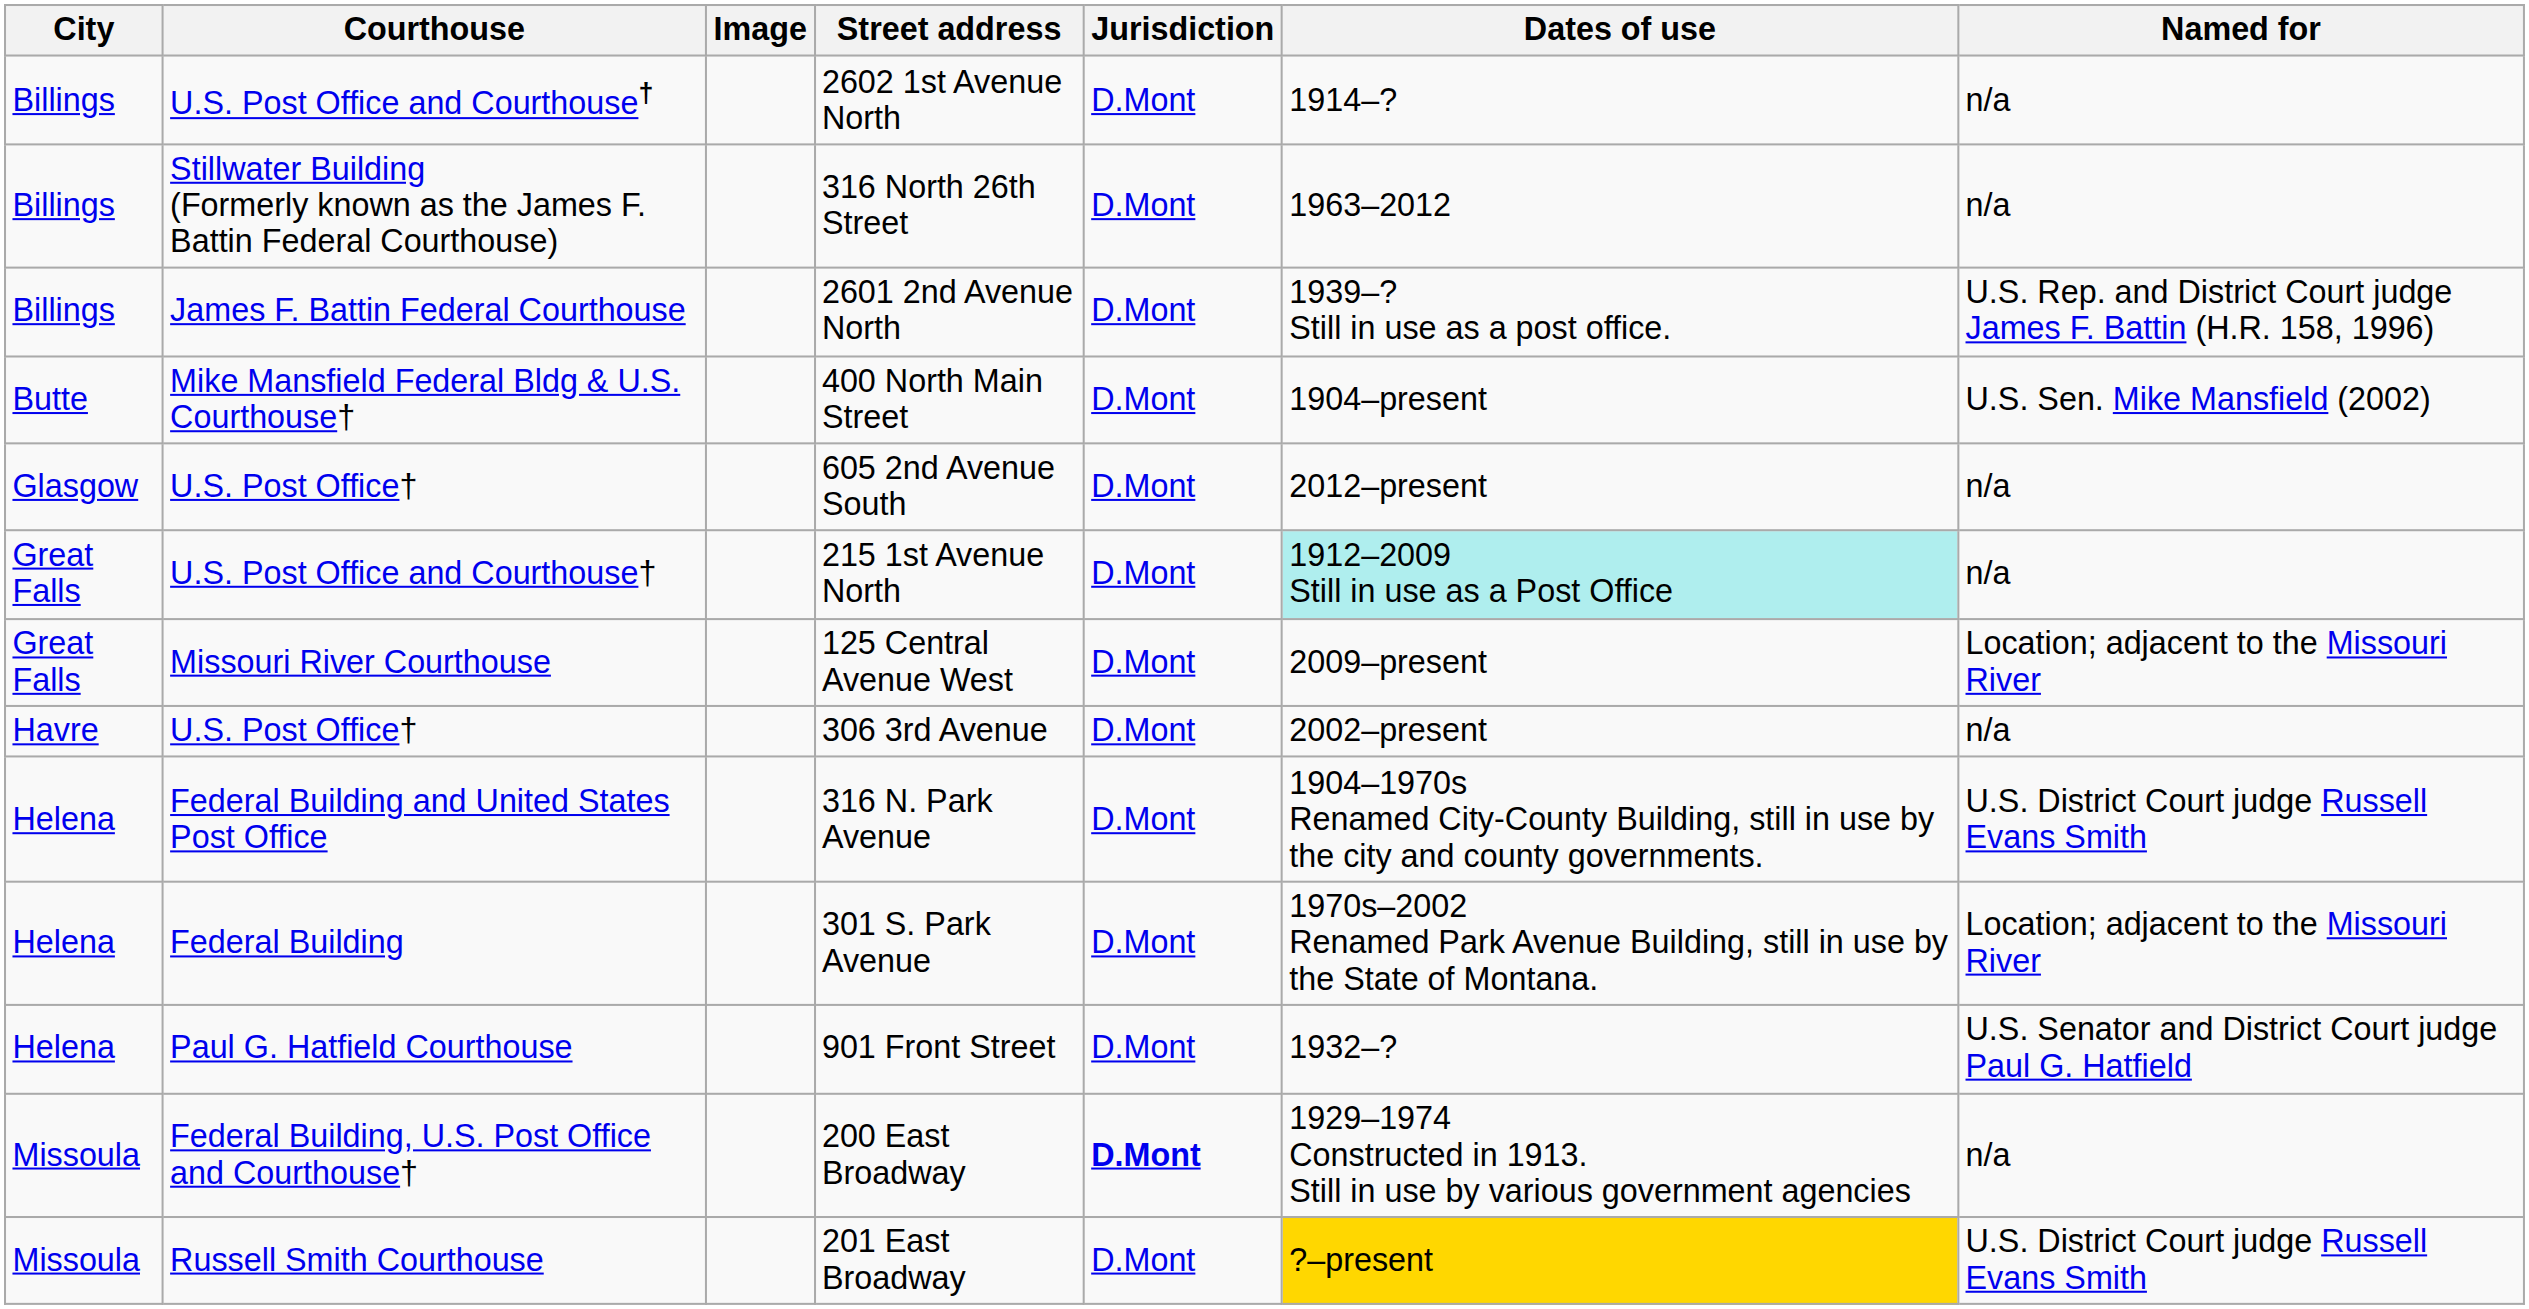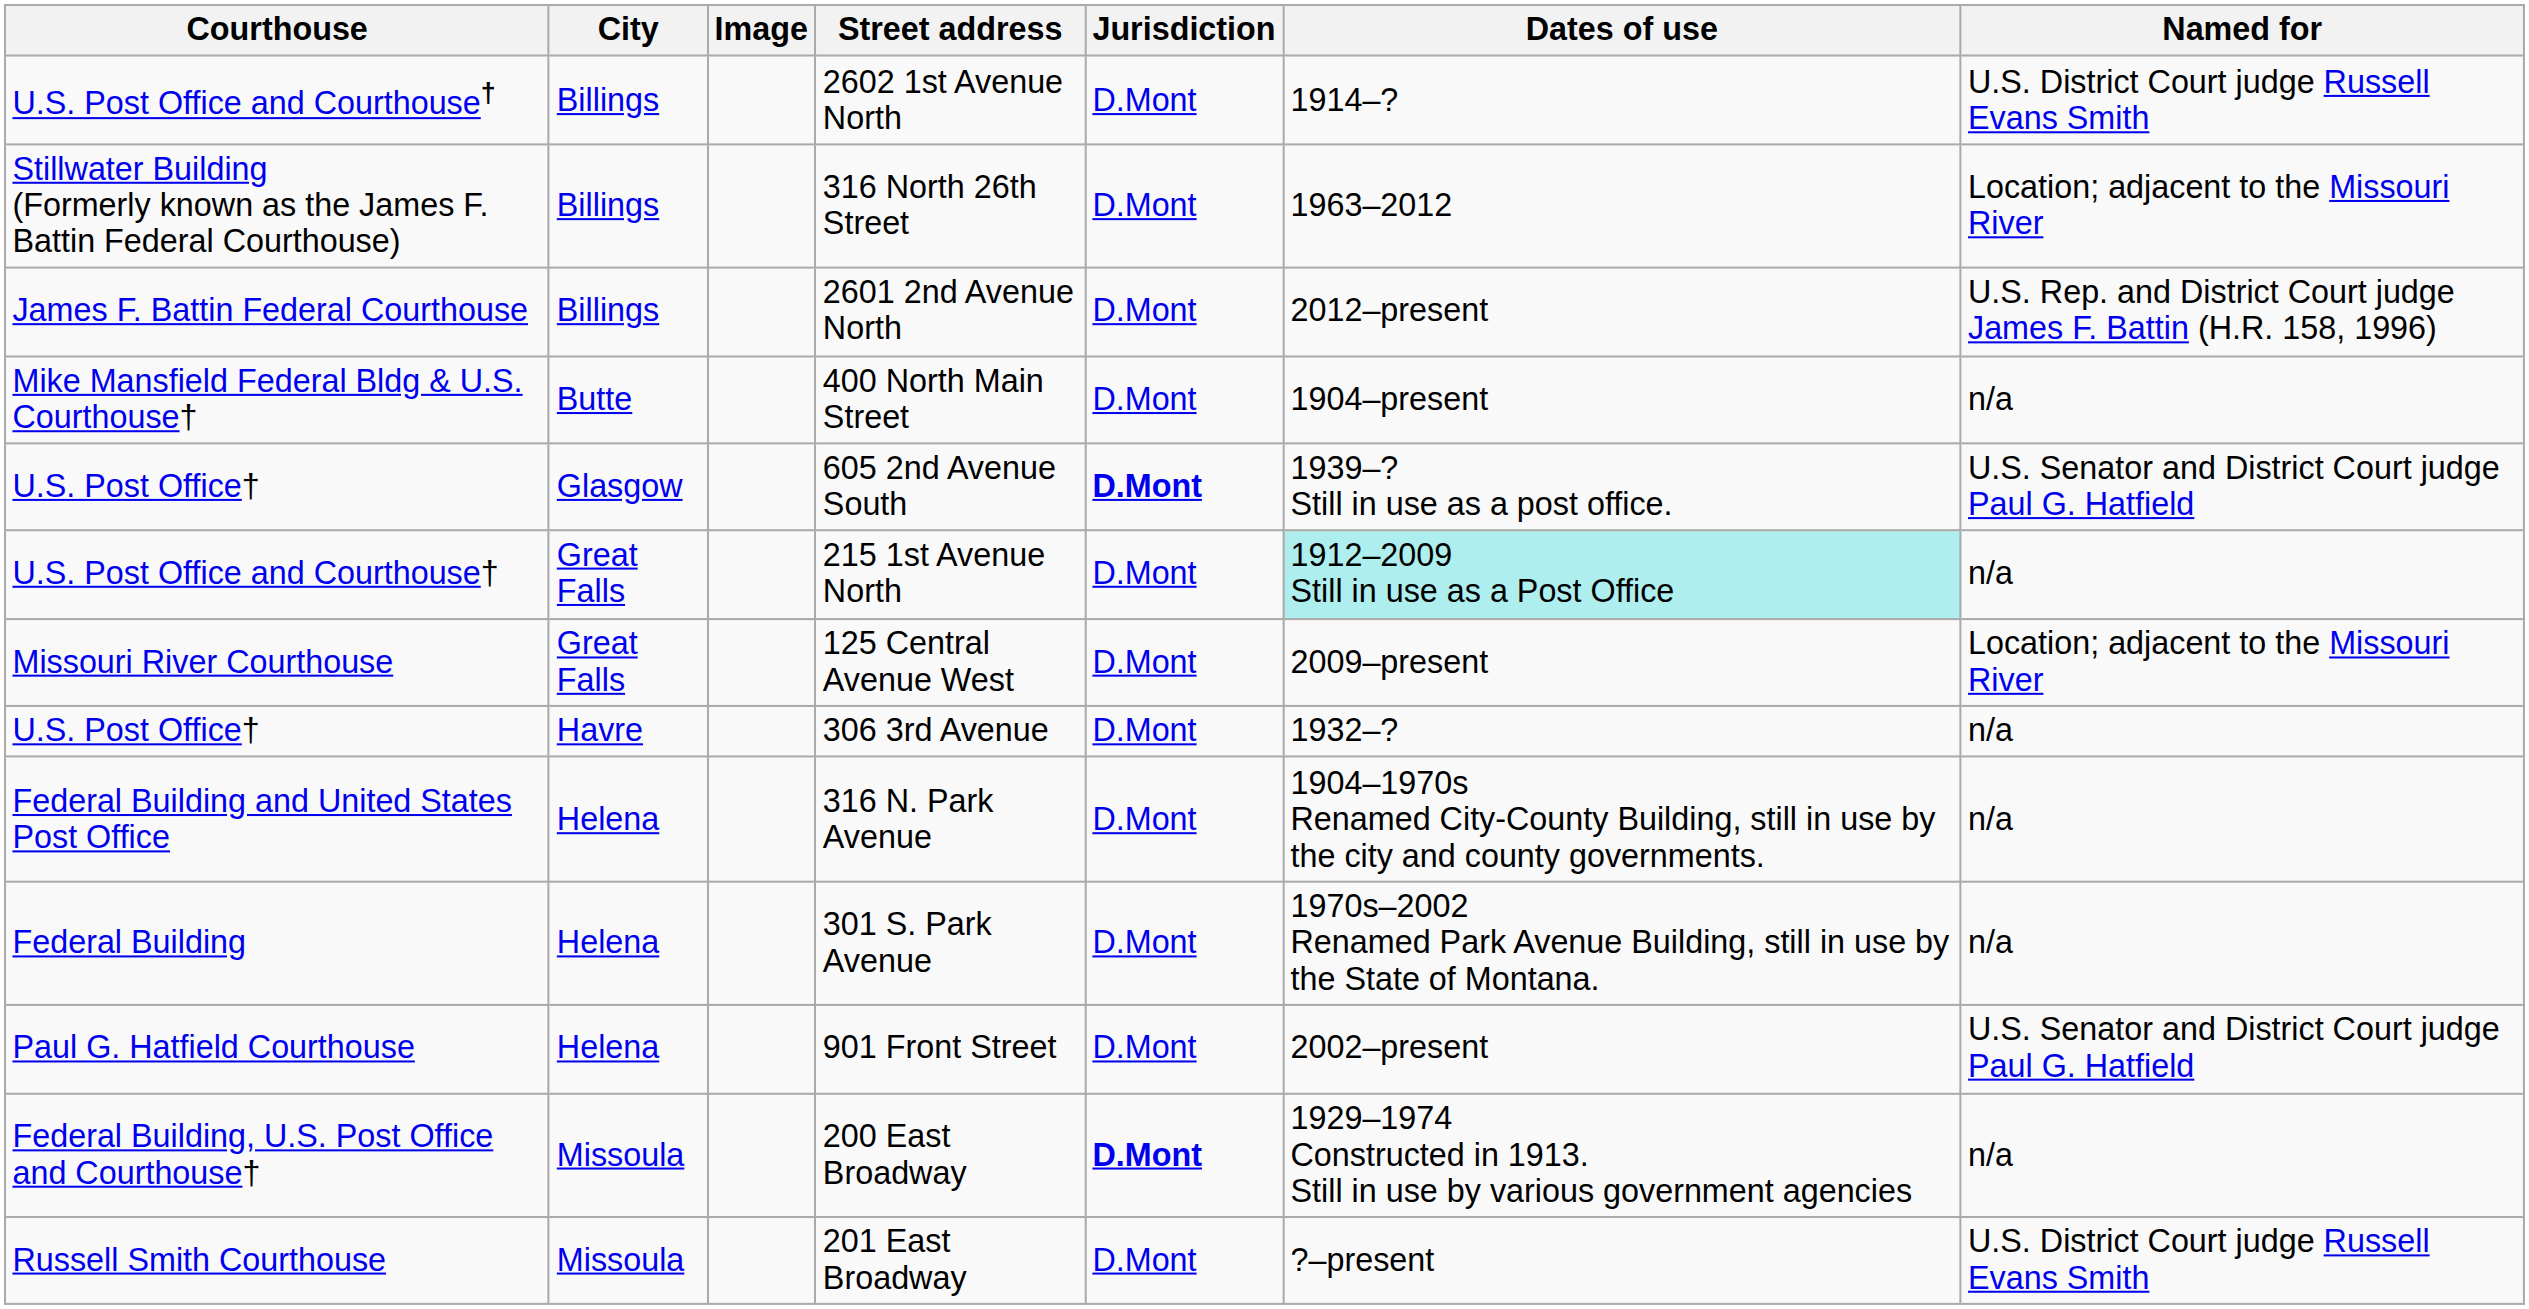columns swapped: (434, 30) <-> (84, 30)
(1988, 99) n/a -> (2199, 99) U.S. District Court judge Russell Evans Smith
(1988, 205) n/a -> (2209, 205) Location; adjacent to the Missouri River
(1480, 311) 1939–? Still in use as a post office. -> (1389, 311) 2012–present
(2198, 398) U.S. Sen. Mike Mansfield (2002) -> (1990, 398) n/a
(1143, 486) normal -> (1147, 486) bold
(1388, 486) 2012–present -> (1482, 486) 1939–? Still in use as a post office.
(1988, 486) n/a -> (2234, 486) U.S. Senator and District Court judge Paul G. Hatfield
(1388, 731) 2002–present -> (1344, 731) 1932–?
(2196, 818) U.S. District Court judge Russell Evans Smith -> (1990, 818) n/a
(2206, 942) Location; adjacent to the Missouri River -> (1990, 942) n/a
(1343, 1048) 1932–? -> (1389, 1048) 2002–present
(1361, 1260) gold background -> (1362, 1260) no background
